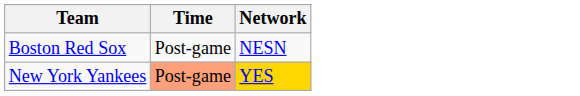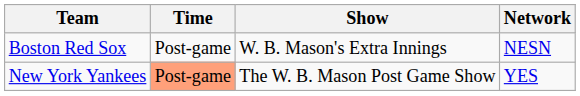+ column: (367, 18)
(256, 76) gold background -> (521, 76) no background
